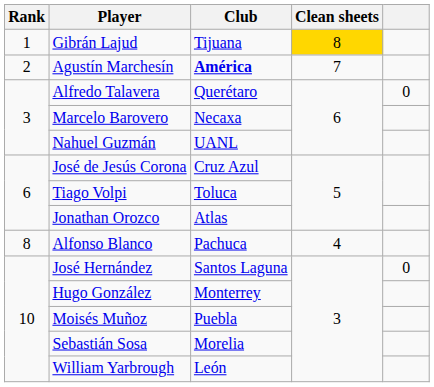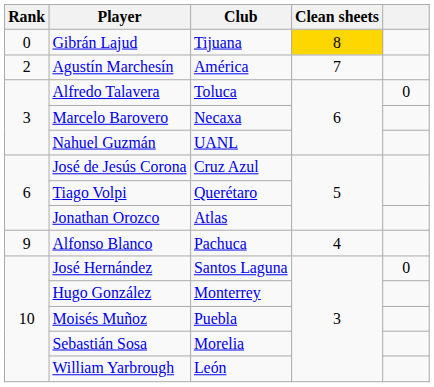(27, 42) 1 -> (27, 42) 0
(223, 67) bold -> (221, 67) normal
(226, 92) Querétaro -> (215, 92) Toluca
(215, 192) Toluca -> (226, 192) Querétaro
(27, 243) 8 -> (27, 243) 9
